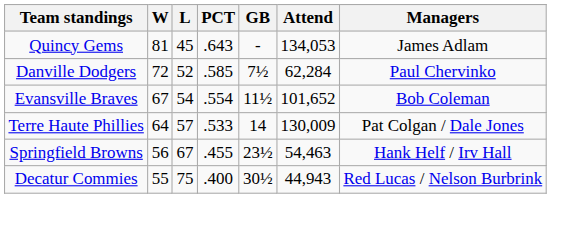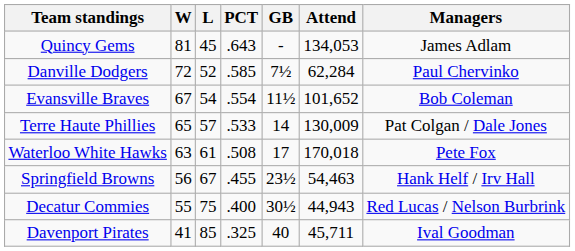(160, 125) 64 -> (183, 125) 65
+ row: (88, 152)
+ row: (88, 233)
